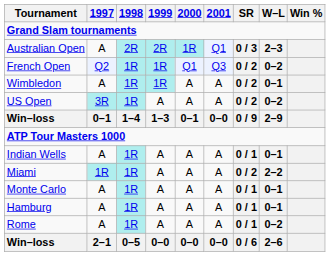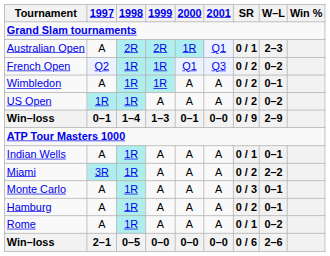(246, 48) 0 / 3 -> (246, 48) 0 / 1
(102, 100) 3R -> (102, 100) 1R
(102, 171) 1R -> (102, 171) 3R
(246, 189) 0 / 1 -> (246, 189) 0 / 3
(246, 206) 0 / 1 -> (246, 206) 0 / 2
